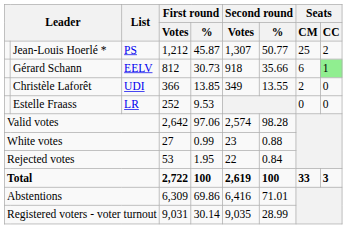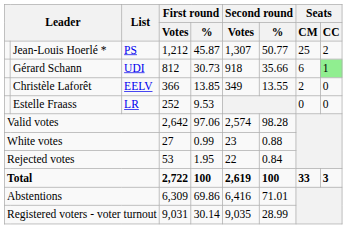(138, 68) EELV -> (134, 68) UDI
(134, 86) UDI -> (138, 86) EELV
